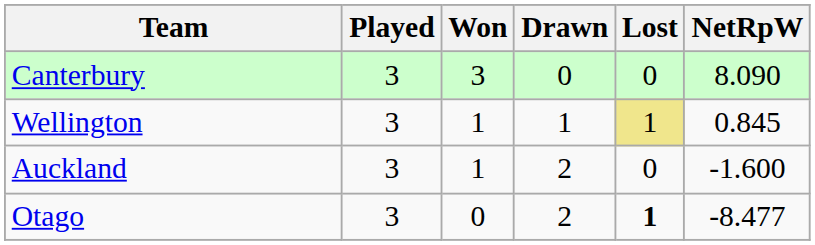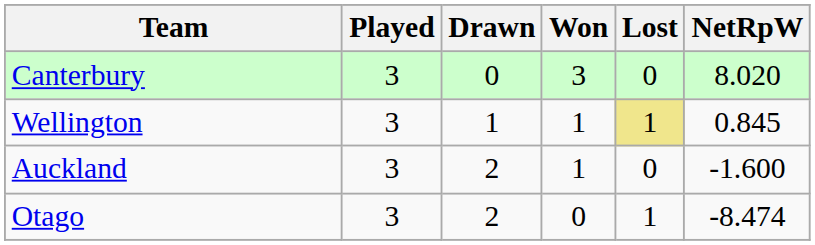columns swapped: (478, 27) <-> (565, 27)
(747, 74) 8.090 -> (747, 74) 8.020
(650, 215) bold -> (650, 215) normal
(747, 215) -8.477 -> (747, 215) -8.474
